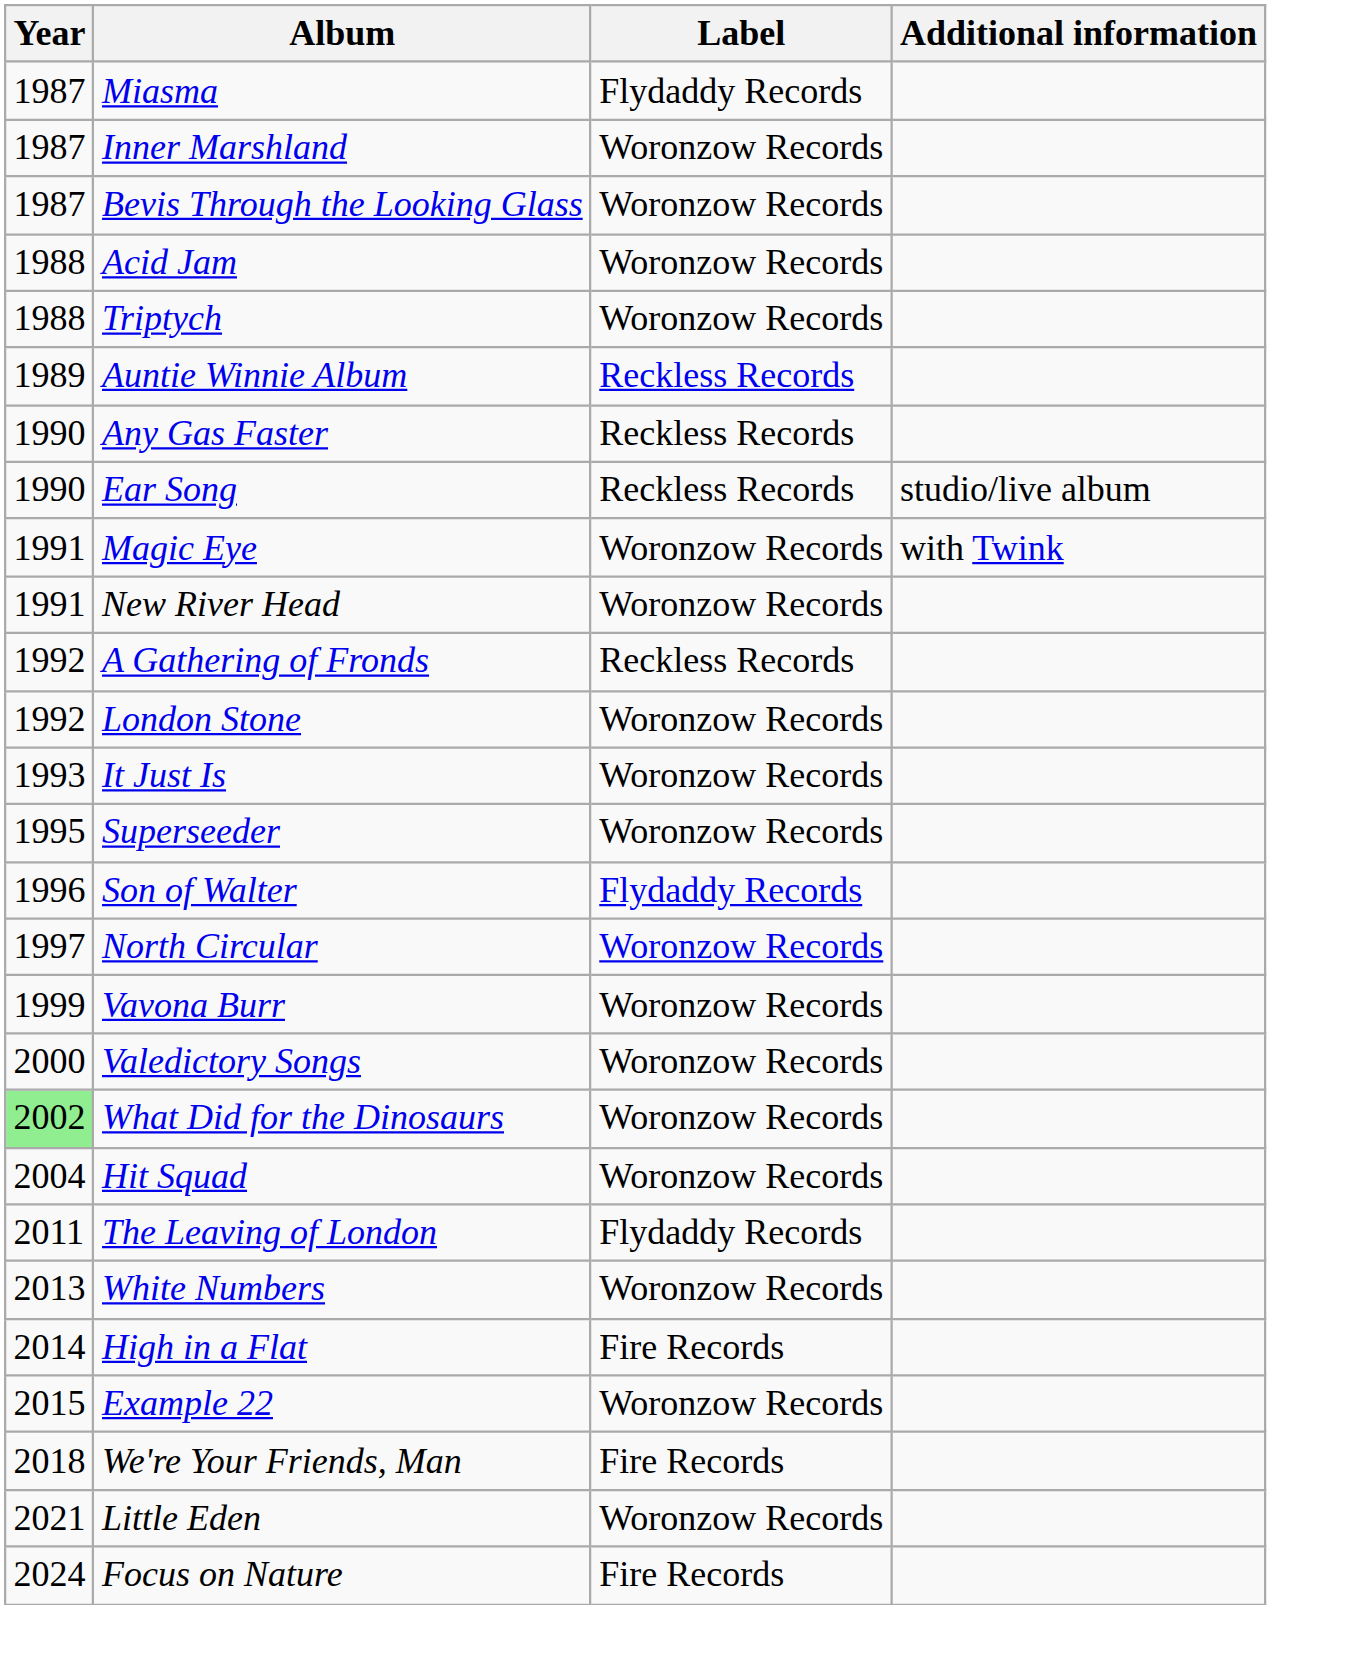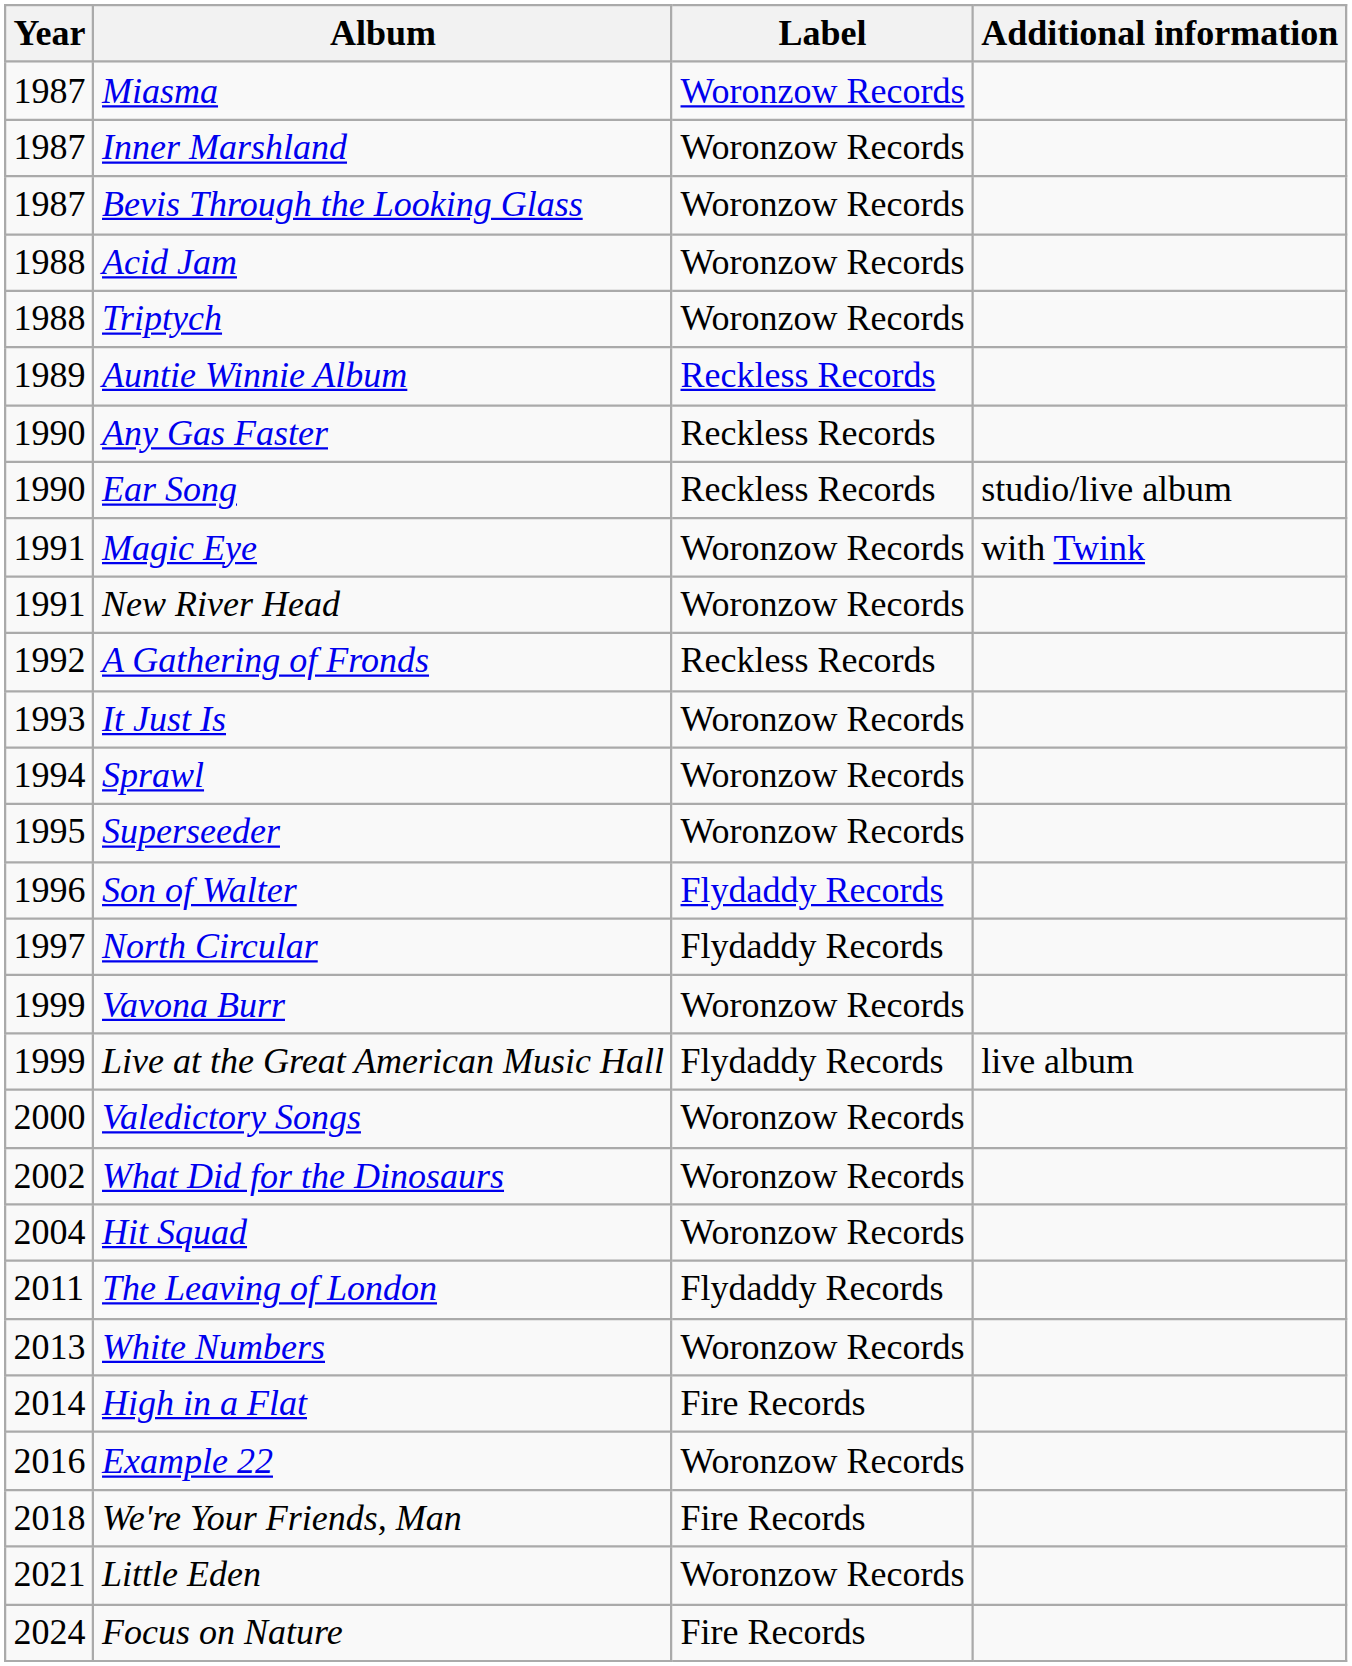(731, 90) Flydaddy Records -> (823, 90) Woronzow Records
- row: (202, 718)
+ row: (153, 775)
(741, 946) Woronzow Records -> (812, 946) Flydaddy Records
+ row: (383, 1060)
(49, 1117) lightgreen background -> (49, 1174) no background
(49, 1403) 2015 -> (49, 1460) 2016
